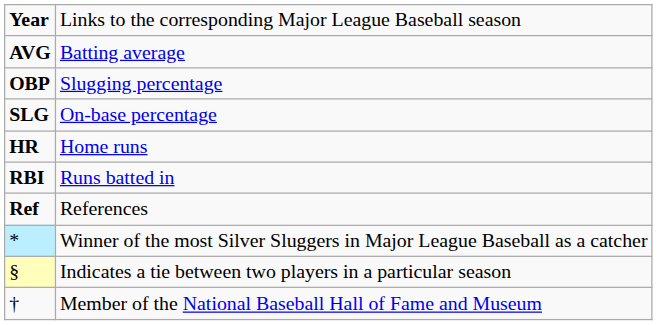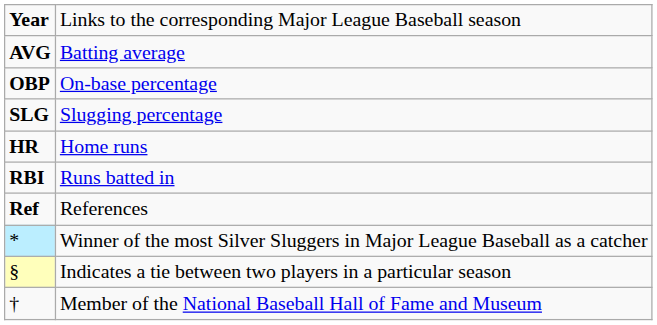(141, 83) Slugging percentage -> (138, 83) On-base percentage
(138, 114) On-base percentage -> (141, 114) Slugging percentage
